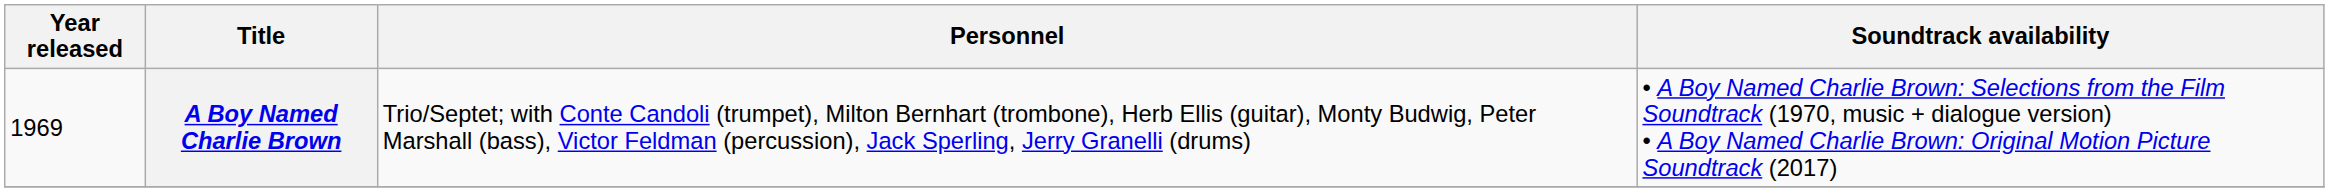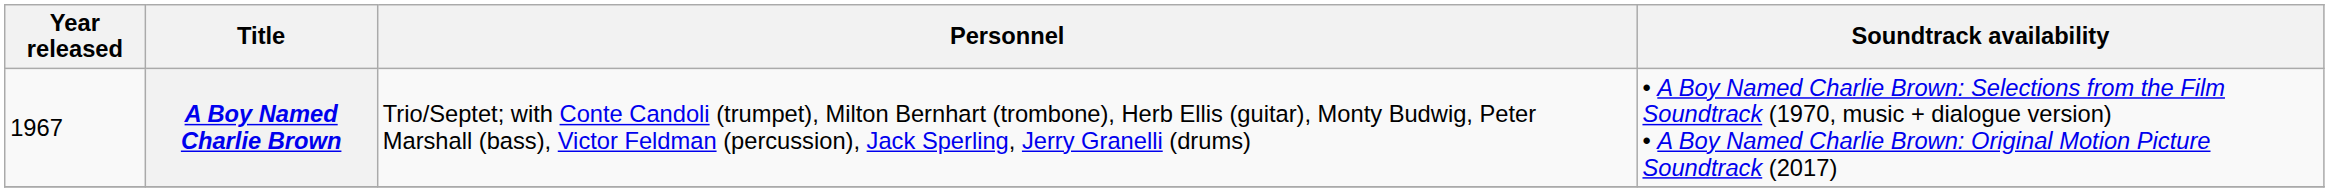(37, 127) 1969 -> (37, 127) 1967
